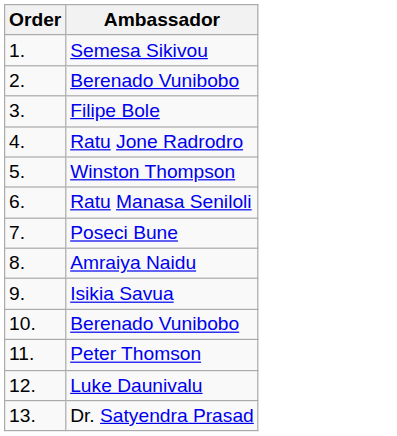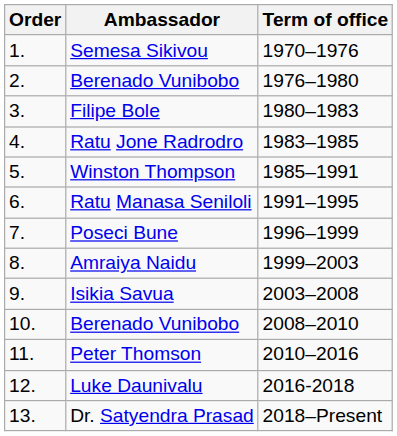+ column: (325, 19)
